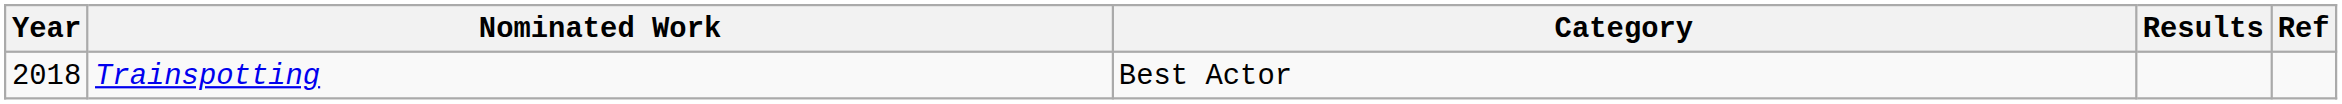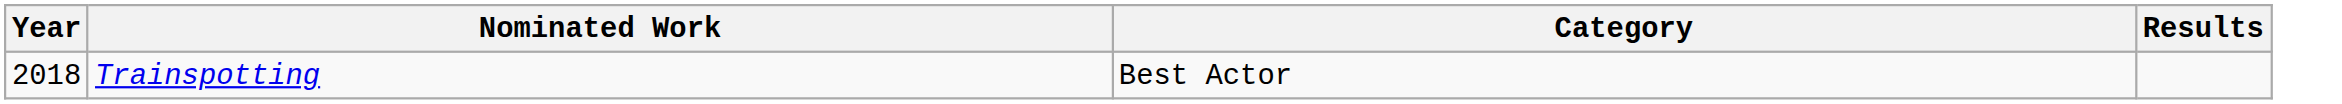- column: (2304, 29)
